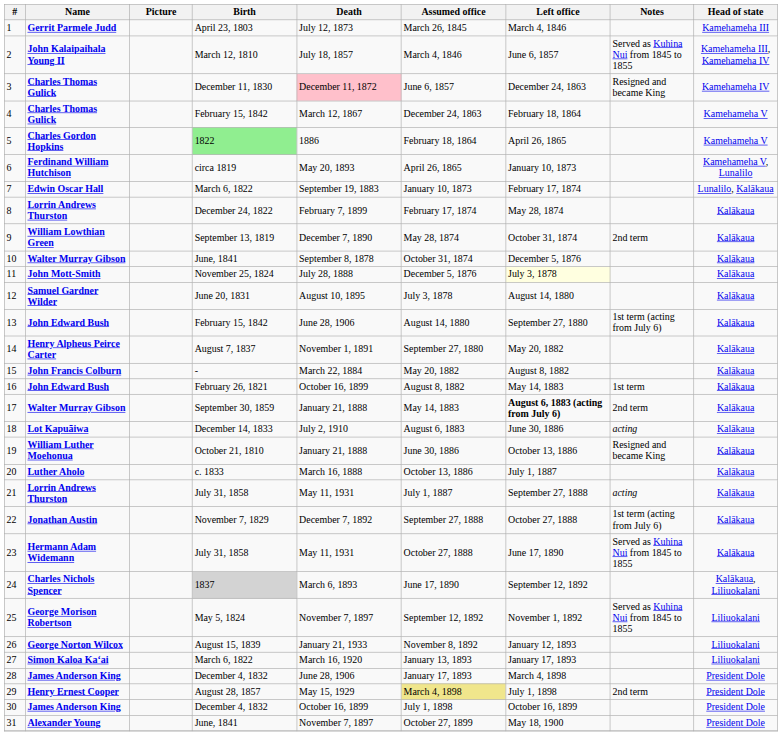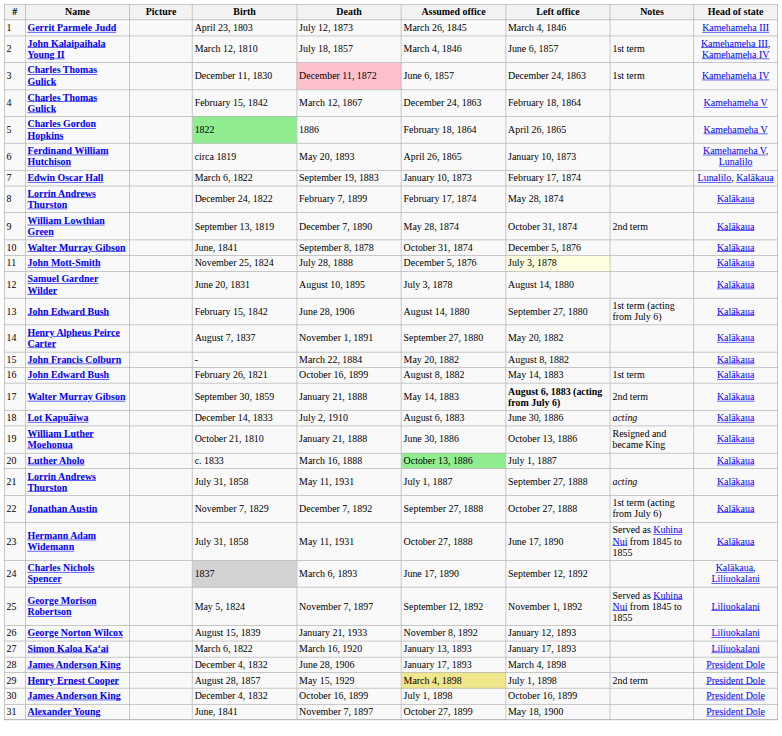(648, 54) Served as Kuhina Nui from 1845 to 1855 -> (629, 49) 1st term
(639, 87) Resigned and became King -> (629, 76) 1st term
(438, 472) no background -> (438, 460) lightgreen background
